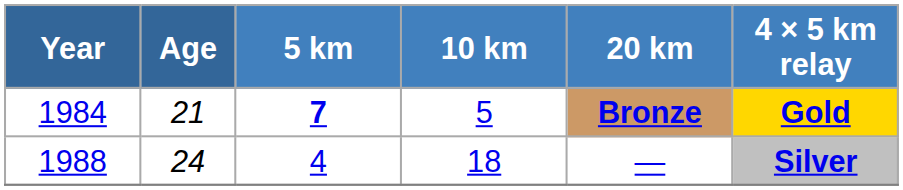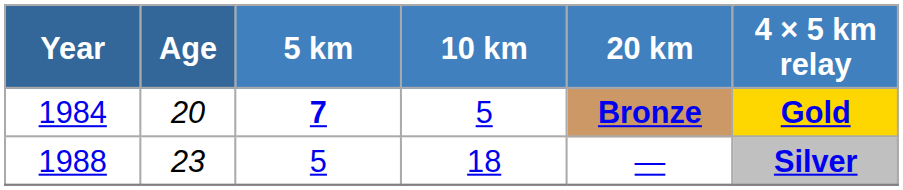(188, 112) 21 -> (188, 112) 20
(188, 161) 24 -> (188, 161) 23
(318, 161) 4 -> (318, 161) 5
